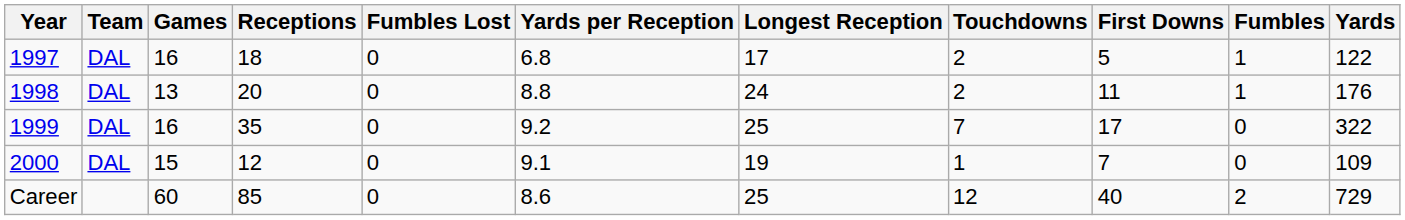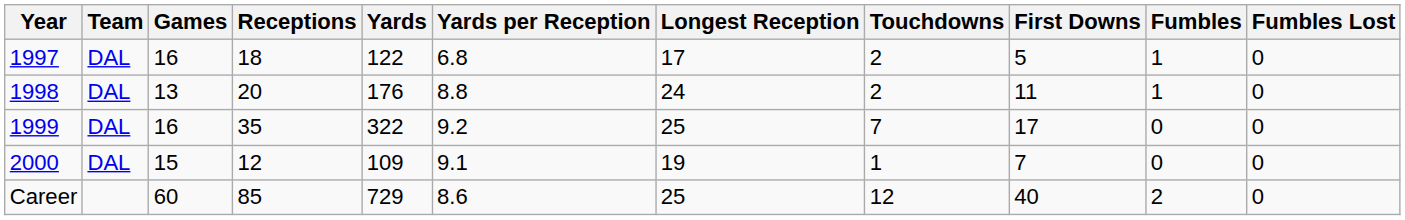columns swapped: (1365, 22) <-> (438, 22)
